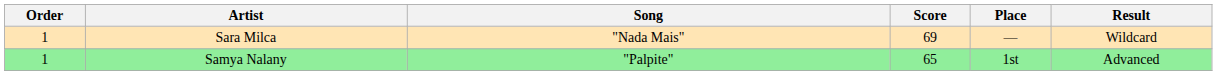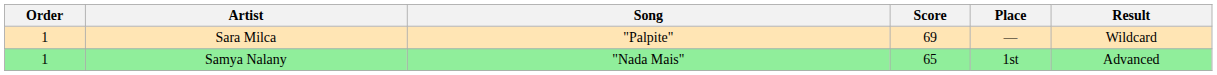(648, 37) "Nada Mais" -> (648, 37) "Palpite"
(648, 59) "Palpite" -> (648, 59) "Nada Mais"
